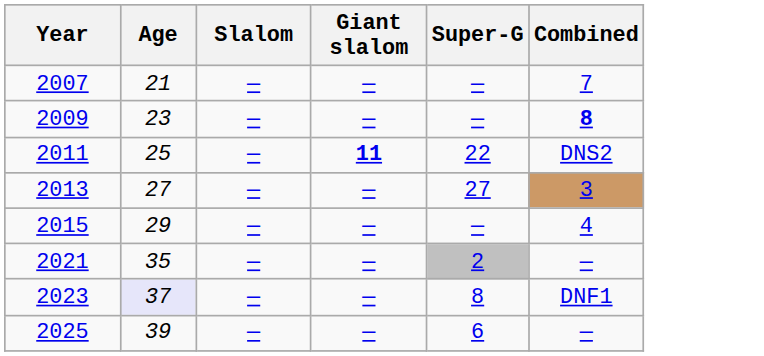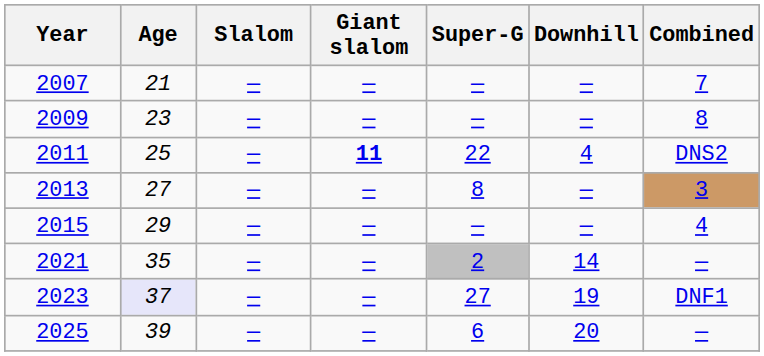+ column: (586, 35)
(586, 119) bold -> (702, 119) normal
(478, 190) 27 -> (478, 190) 8
(478, 297) 8 -> (478, 297) 27
